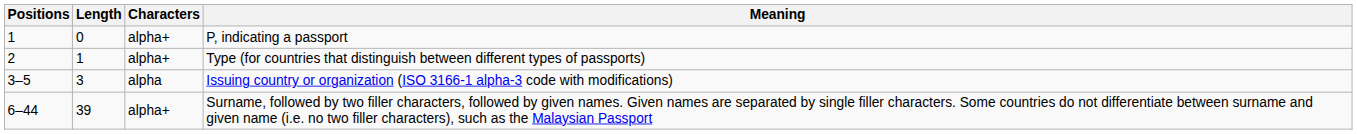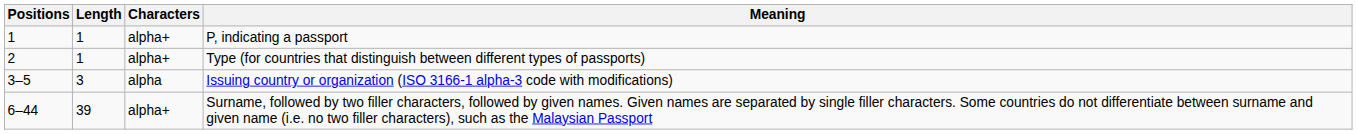(80, 37) 0 -> (80, 37) 1
